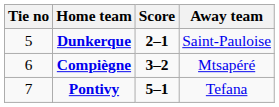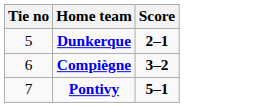- column: (227, 16)
